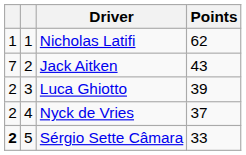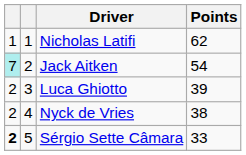(12, 65) no background -> (12, 65) paleturquoise background
(199, 65) 43 -> (199, 65) 54
(199, 113) 37 -> (199, 113) 38
